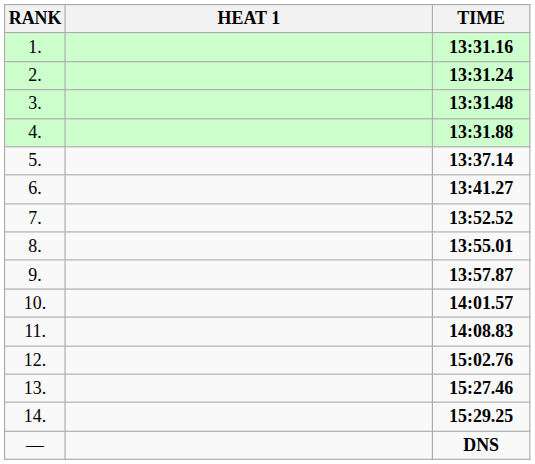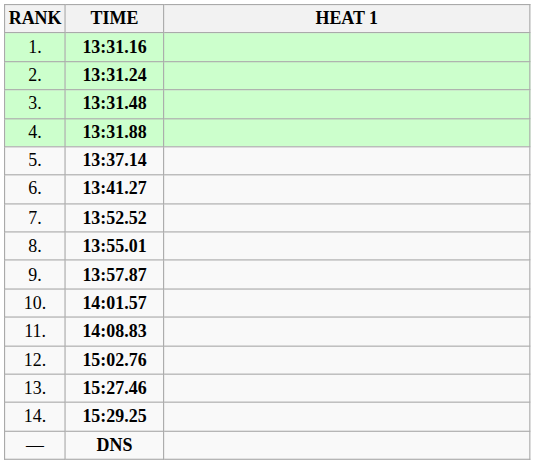columns swapped: (249, 18) <-> (481, 18)
